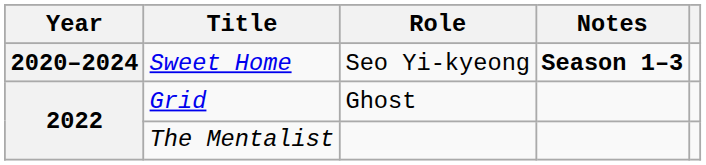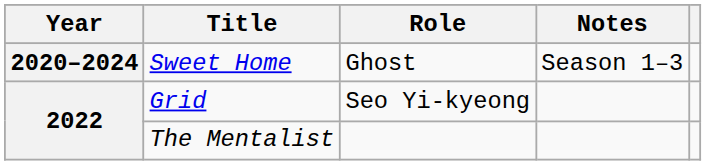(438, 63) Seo Yi-kyeong -> (381, 63) Ghost
(612, 63) bold -> (612, 63) normal
(381, 101) Ghost -> (438, 101) Seo Yi-kyeong
